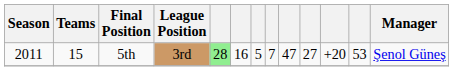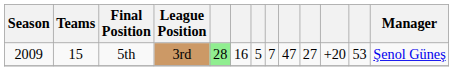(29, 54) 2011 -> (29, 54) 2009
